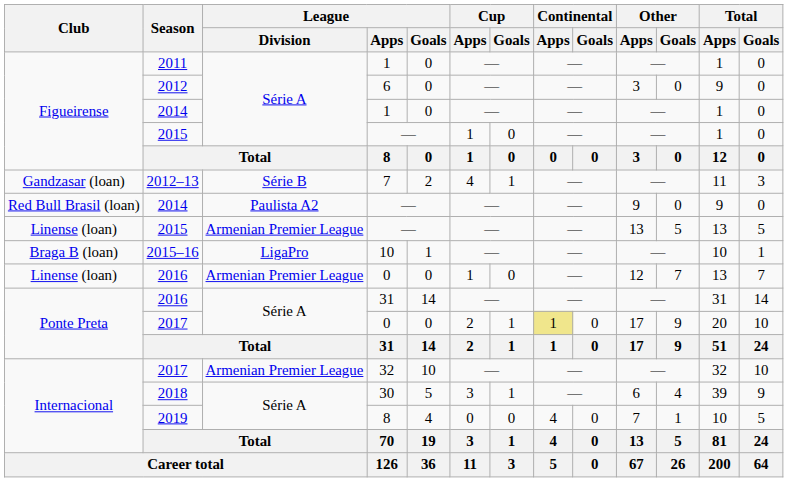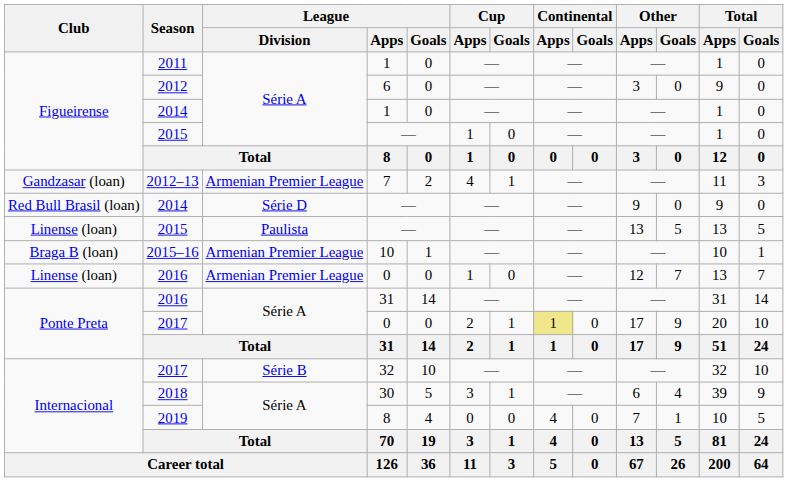(284, 181) Série B -> (284, 181) Armenian Premier League
(284, 205) Paulista A2 -> (284, 205) Série D
(284, 228) Armenian Premier League -> (284, 228) Paulista
(284, 252) LigaPro -> (284, 252) Armenian Premier League
(284, 370) Armenian Premier League -> (284, 370) Série B
